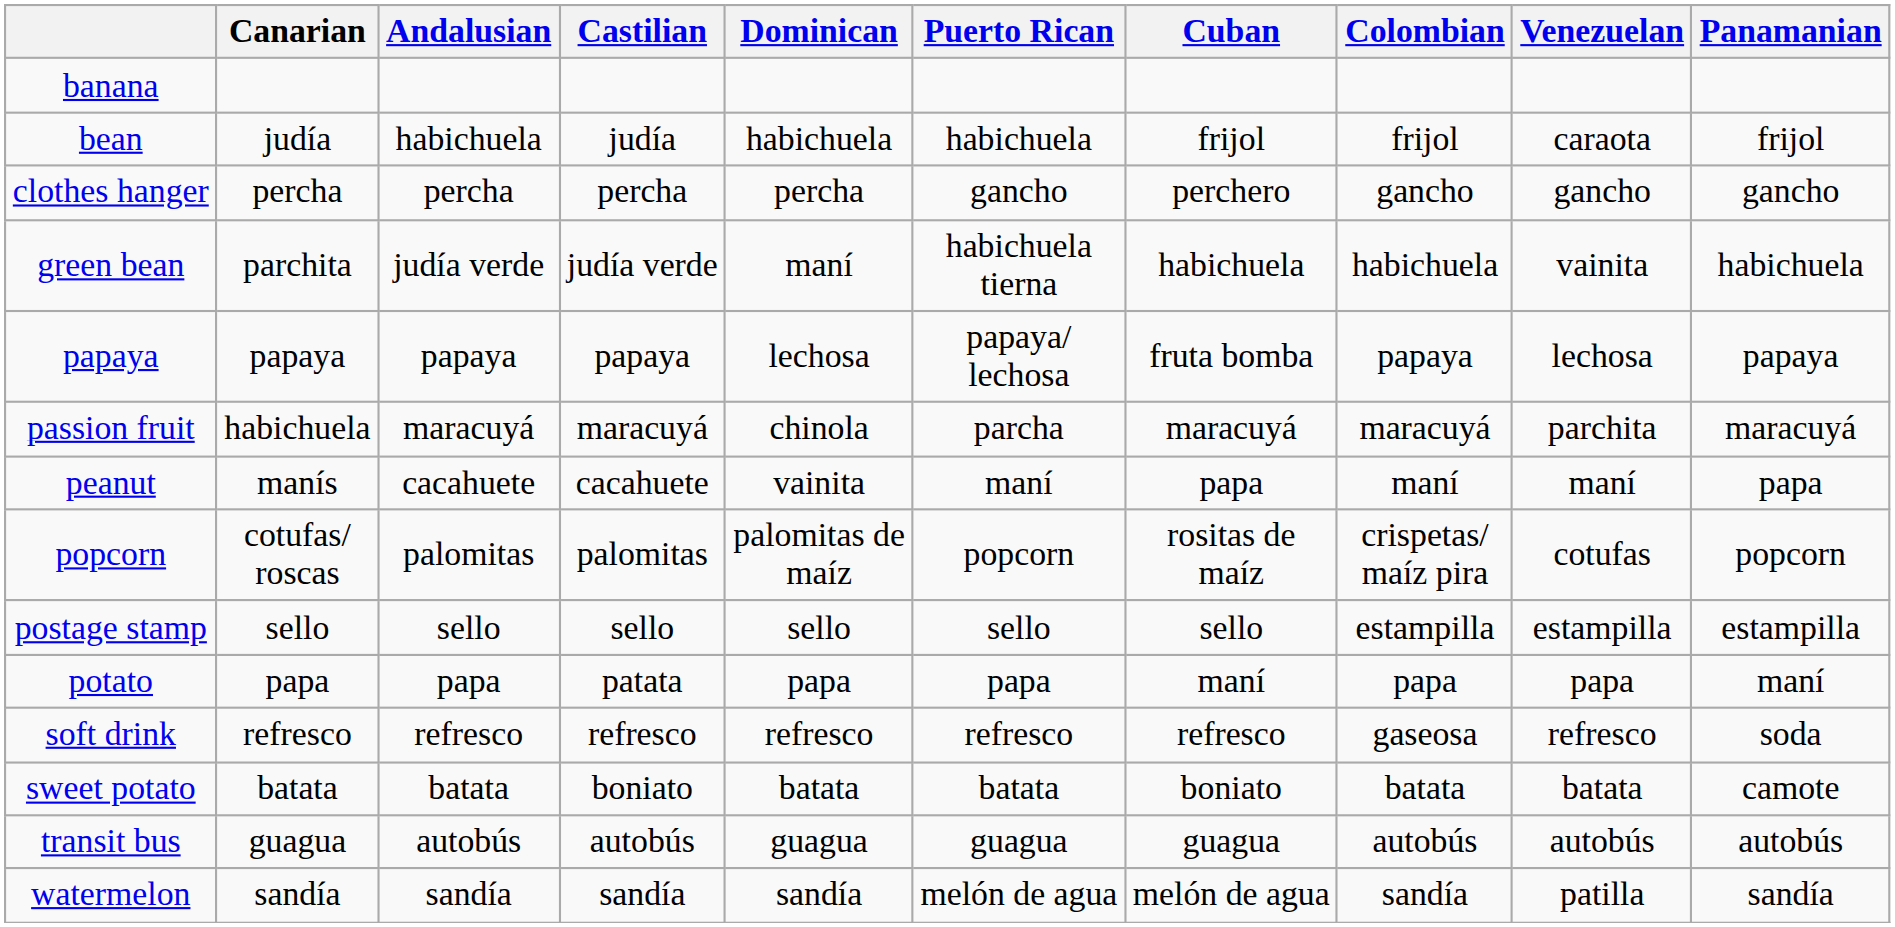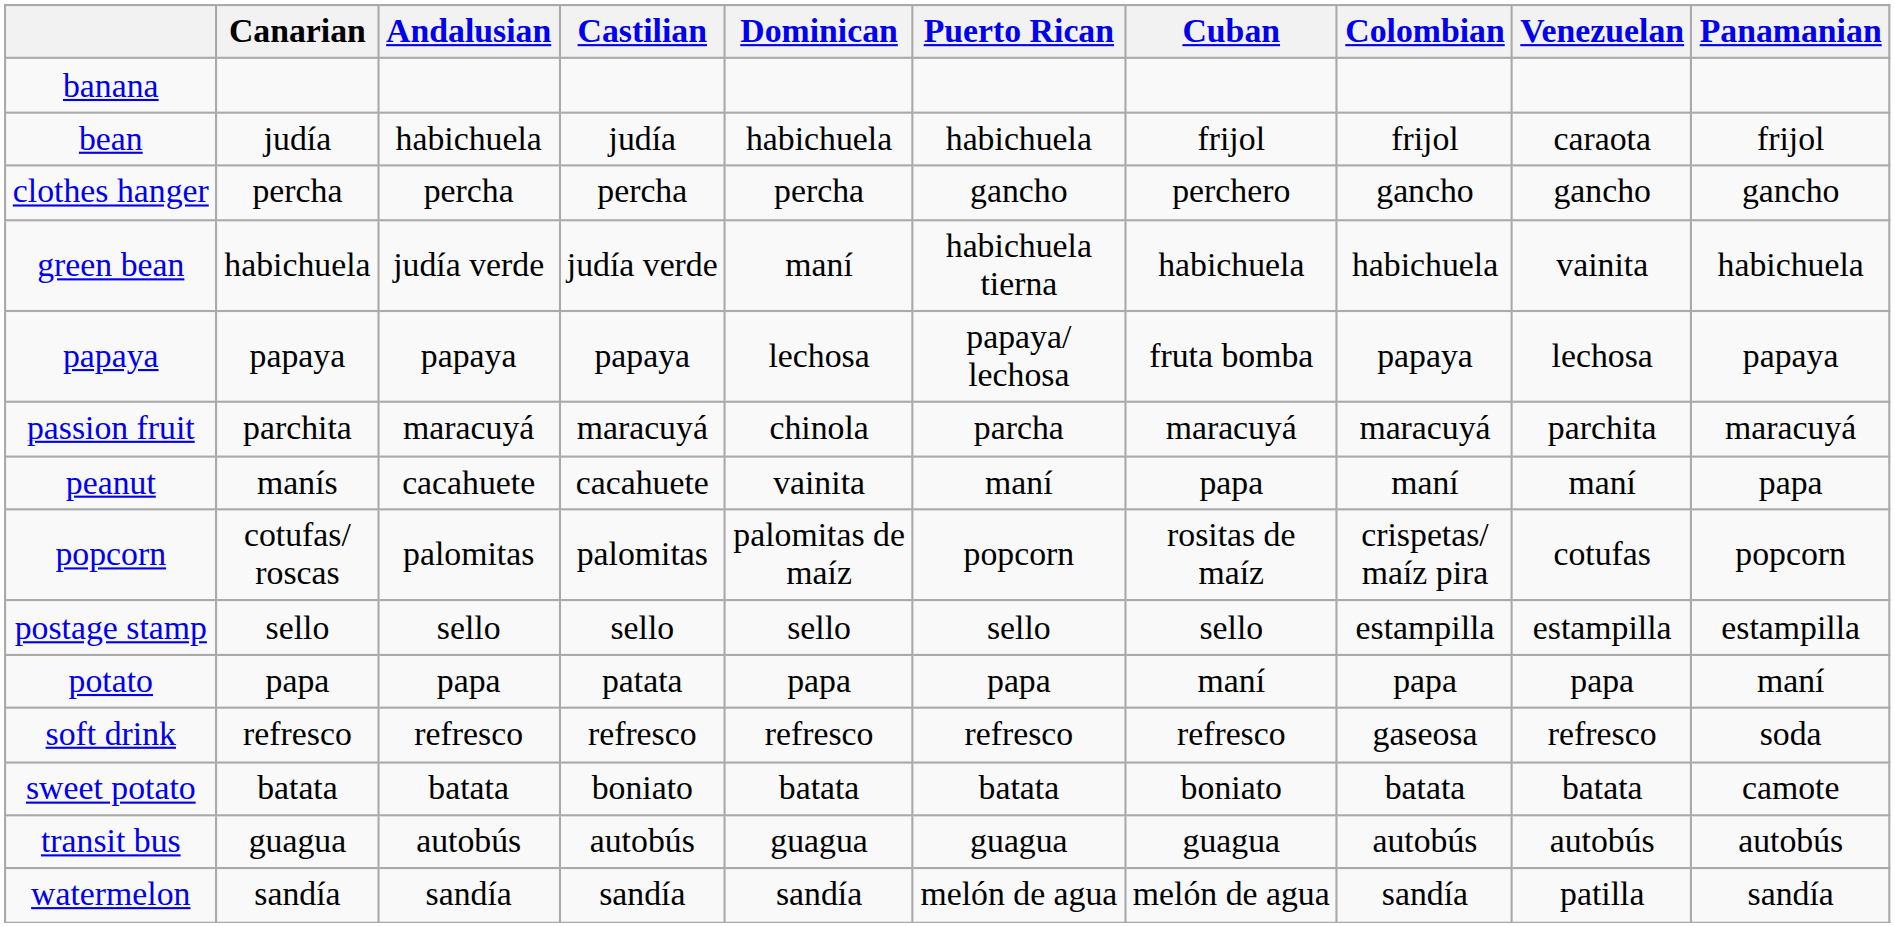(297, 264) parchita -> (297, 264) habichuela
(297, 428) habichuela -> (297, 428) parchita
